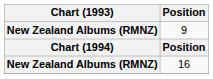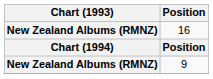rows swapped: (184, 30) <-> (184, 64)
